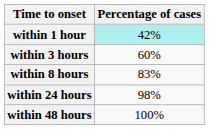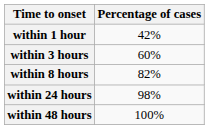(149, 34) paleturquoise background -> (149, 34) no background
(149, 74) 83% -> (149, 74) 82%
